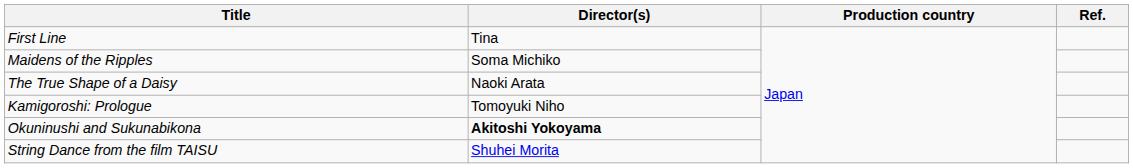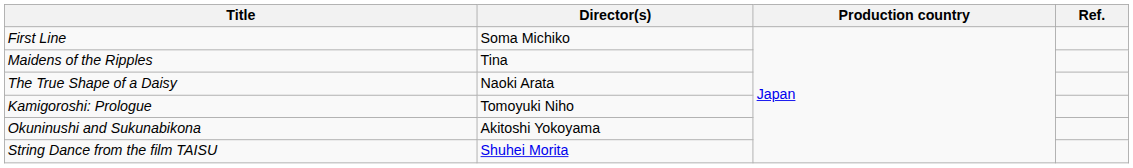(485, 38) Tina -> (525, 38) Soma Michiko
(516, 60) Soma Michiko -> (494, 60) Tina
(536, 128) bold -> (540, 128) normal
